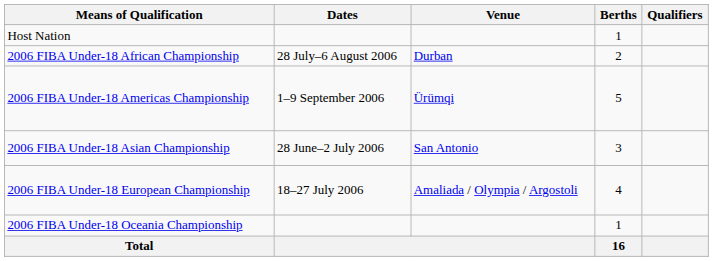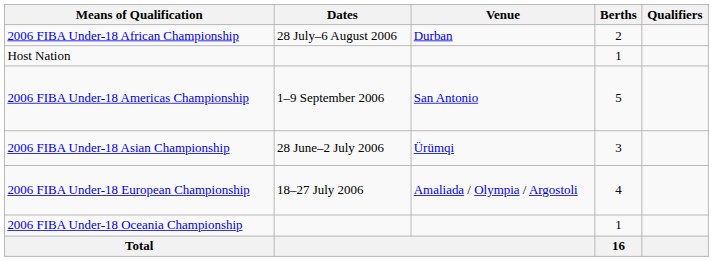rows swapped: (39, 35) <-> (123, 55)
(434, 98) Ürümqi -> (446, 98) San Antonio
(446, 148) San Antonio -> (434, 148) Ürümqi
